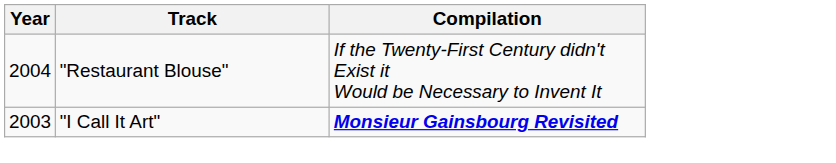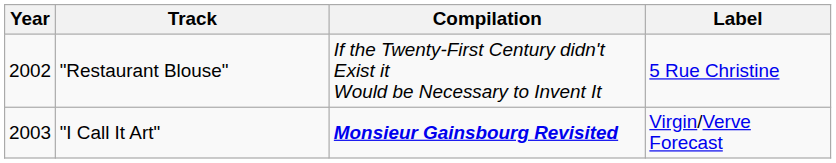+ column: (738, 19)
(30, 70) 2004 -> (30, 70) 2002
